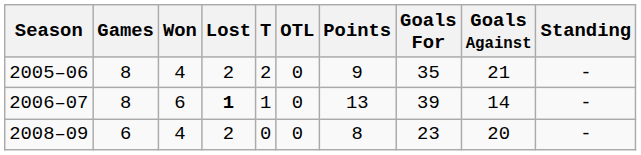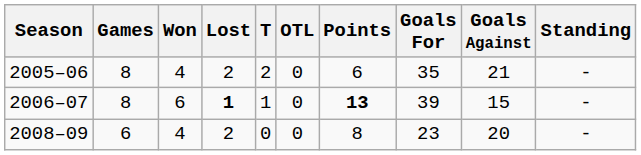(357, 73) 9 -> (357, 73) 6
(357, 103) normal -> (357, 103) bold
(499, 103) 14 -> (499, 103) 15
